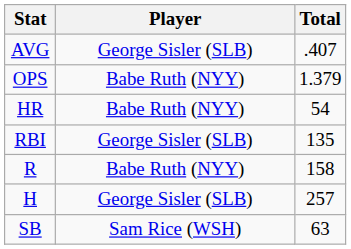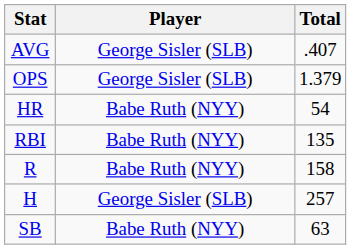(175, 79) Babe Ruth (NYY) -> (175, 79) George Sisler (SLB)
(175, 139) George Sisler (SLB) -> (175, 139) Babe Ruth (NYY)
(175, 229) Sam Rice (WSH) -> (175, 229) Babe Ruth (NYY)
